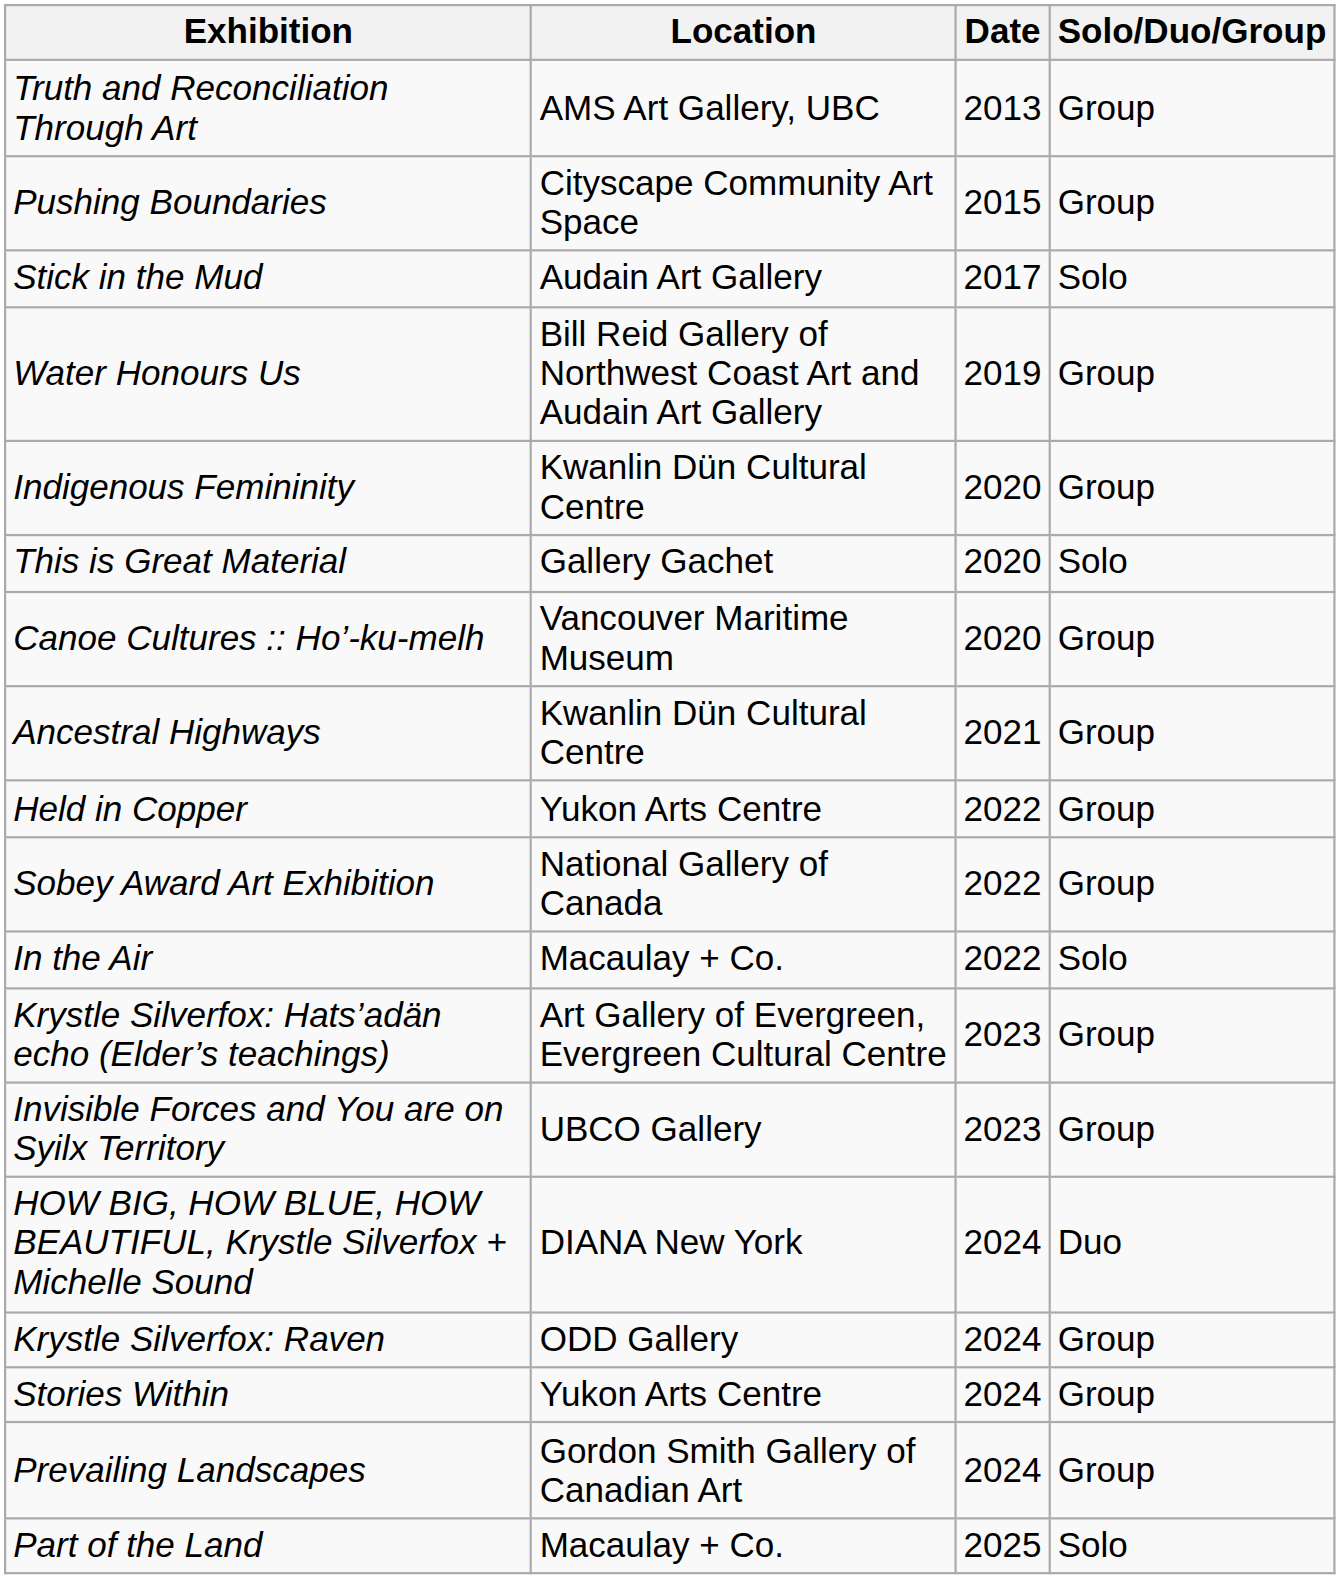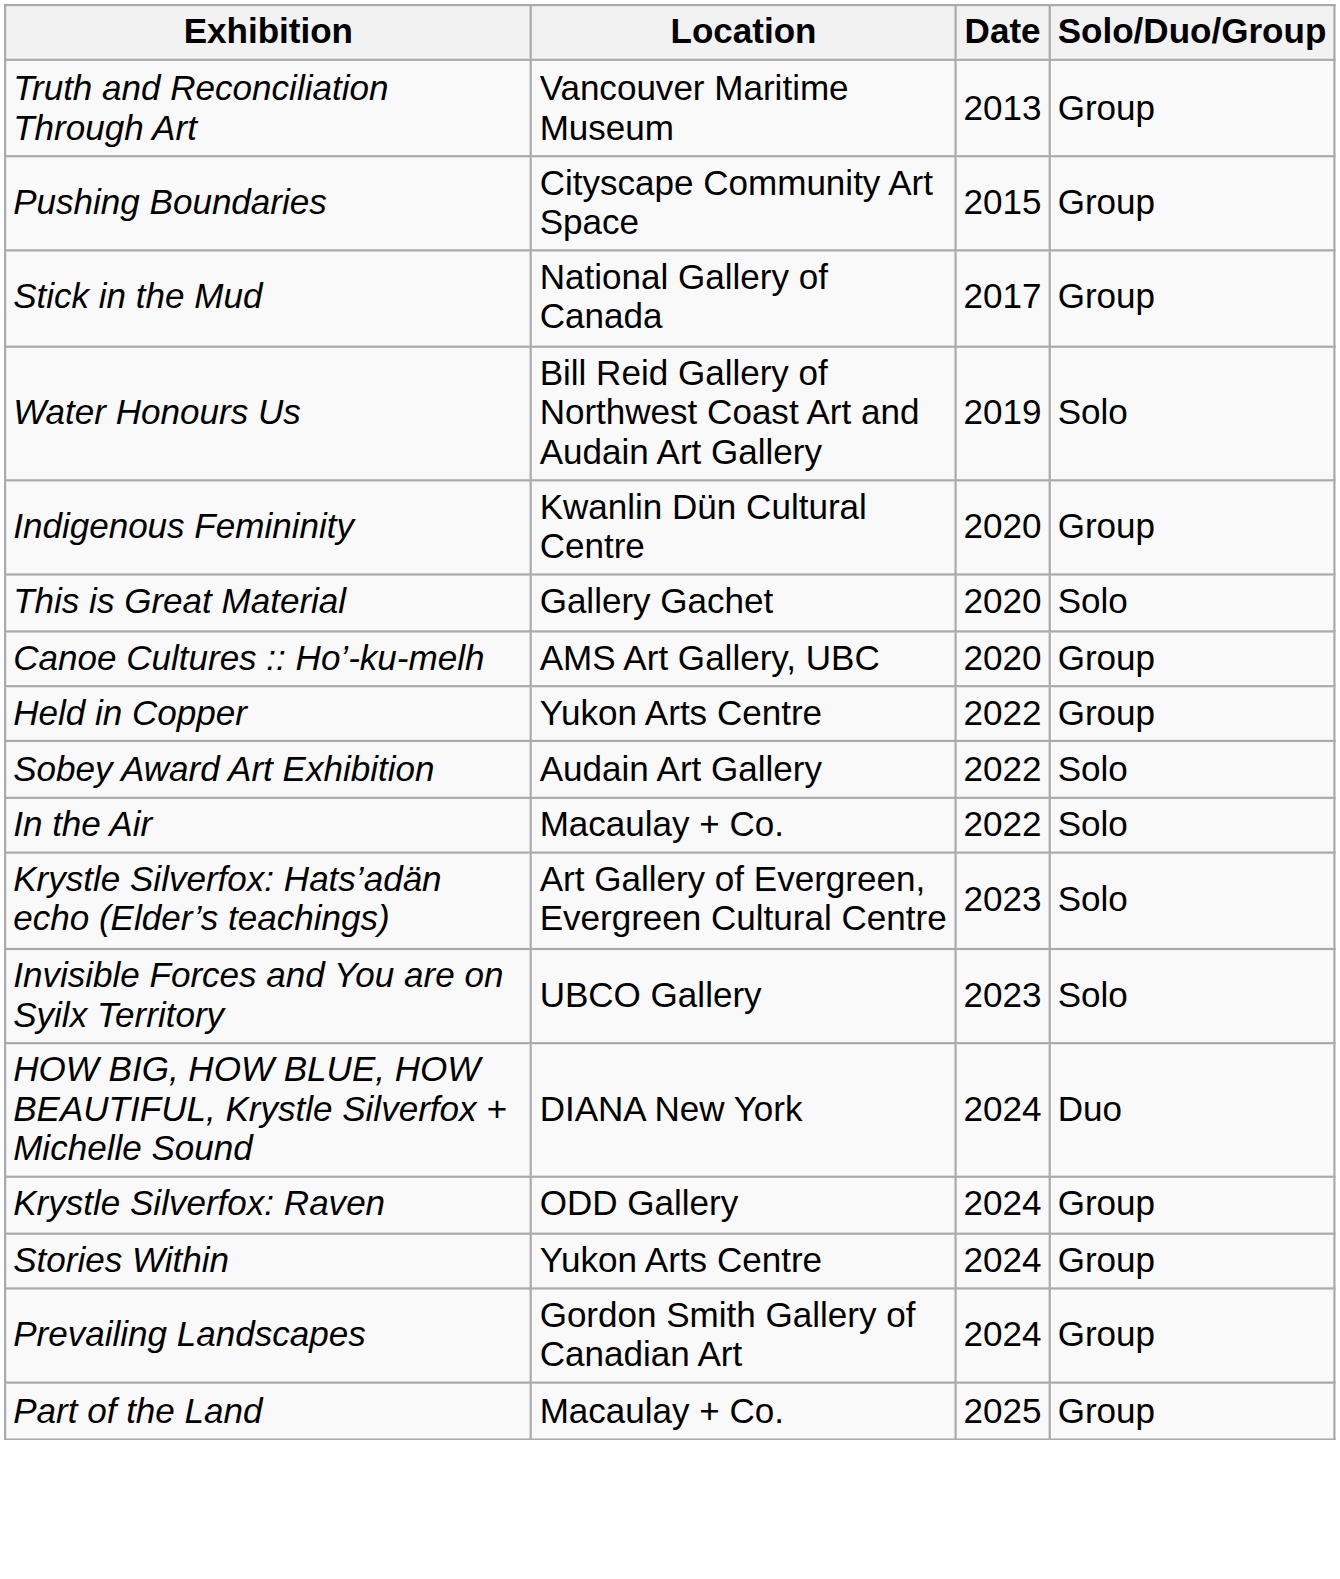(710, 107) AMS Art Gallery, UBC -> (694, 107) Vancouver Maritime Museum
(681, 277) Audain Art Gallery -> (684, 297) National Gallery of Canada
(1093, 277) Solo -> (1106, 297) Group
(1106, 372) Group -> (1093, 412) Solo
(694, 638) Vancouver Maritime Museum -> (710, 657) AMS Art Gallery, UBC
- row: (167, 733)
(684, 883) National Gallery of Canada -> (681, 768) Audain Art Gallery
(1106, 883) Group -> (1093, 768) Solo
(1106, 1034) Group -> (1093, 899) Solo
(1106, 1129) Group -> (1093, 994) Solo
(1093, 1545) Solo -> (1106, 1410) Group
